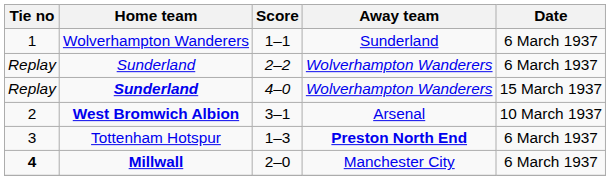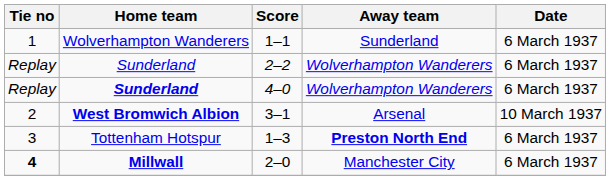(551, 89) 15 March 1937 -> (551, 89) 6 March 1937
